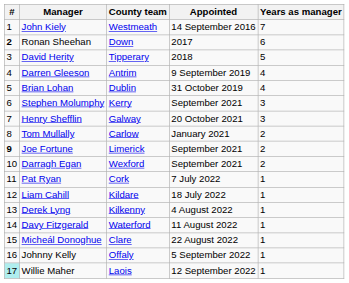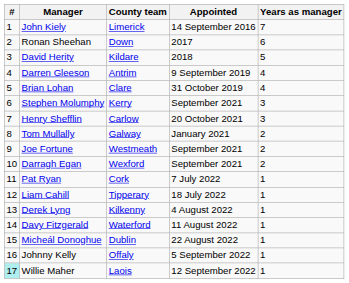(133, 27) Westmeath -> (127, 27) Limerick
(9, 42) bold -> (9, 42) normal
(129, 57) Tipperary -> (124, 57) Kildare
(122, 88) Dublin -> (120, 88) Clare
(125, 118) Galway -> (124, 118) Carlow
(124, 133) Carlow -> (125, 133) Galway
(9, 149) bold -> (9, 149) normal
(127, 149) Limerick -> (133, 149) Westmeath
(124, 194) Kildare -> (129, 194) Tipperary
(120, 240) Clare -> (122, 240) Dublin
